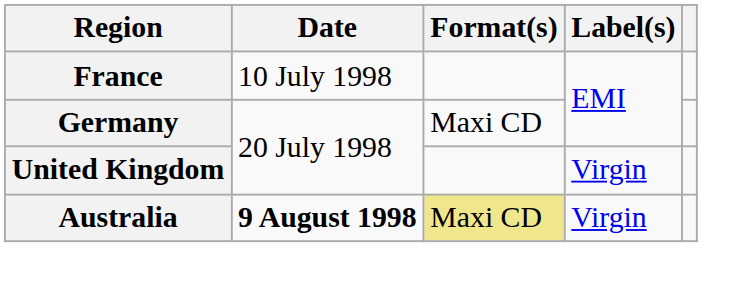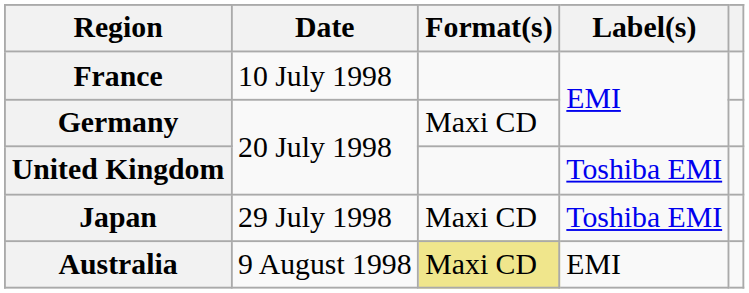(609, 169) Virgin -> (644, 169) Toshiba EMI
+ row: (118, 216)
(327, 216) bold -> (325, 264) normal
(609, 216) Virgin -> (594, 264) EMI
